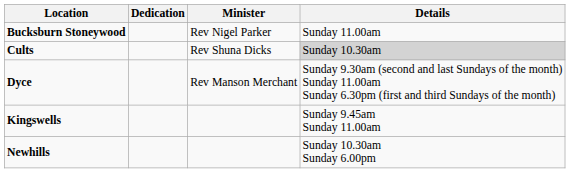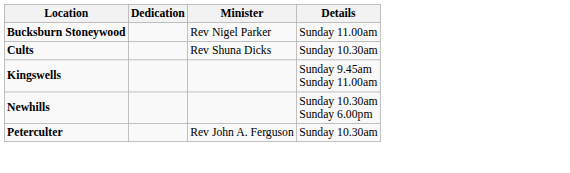(342, 50) lightgrey background -> (338, 50) no background
- row: (19, 82)
+ row: (35, 132)
